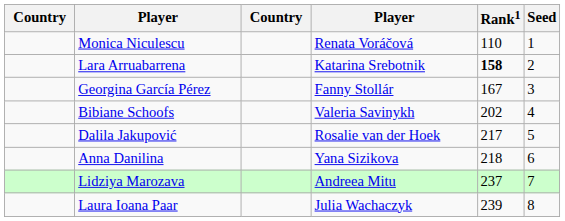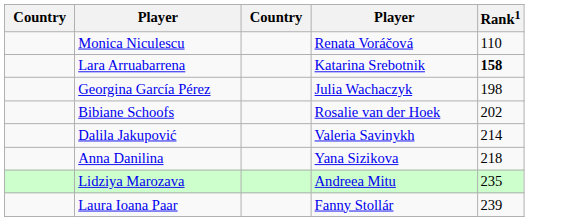- column: (542, 18)
(354, 89) Fanny Stollár -> (363, 89) Julia Wachaczyk
(491, 89) 167 -> (491, 89) 198
(365, 112) Valeria Savinykh -> (377, 112) Rosalie van der Hoek
(377, 135) Rosalie van der Hoek -> (365, 135) Valeria Savinykh
(491, 135) 217 -> (491, 135) 214
(491, 181) 237 -> (491, 181) 235
(363, 204) Julia Wachaczyk -> (354, 204) Fanny Stollár
